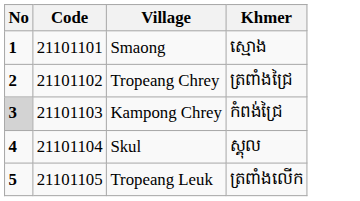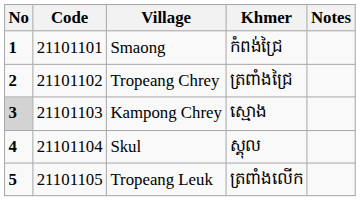+ column: (331, 17)
(248, 46) ស្មោង -> (256, 46) កំពង់ជ្រៃ
(256, 112) កំពង់ជ្រៃ -> (248, 112) ស្មោង
